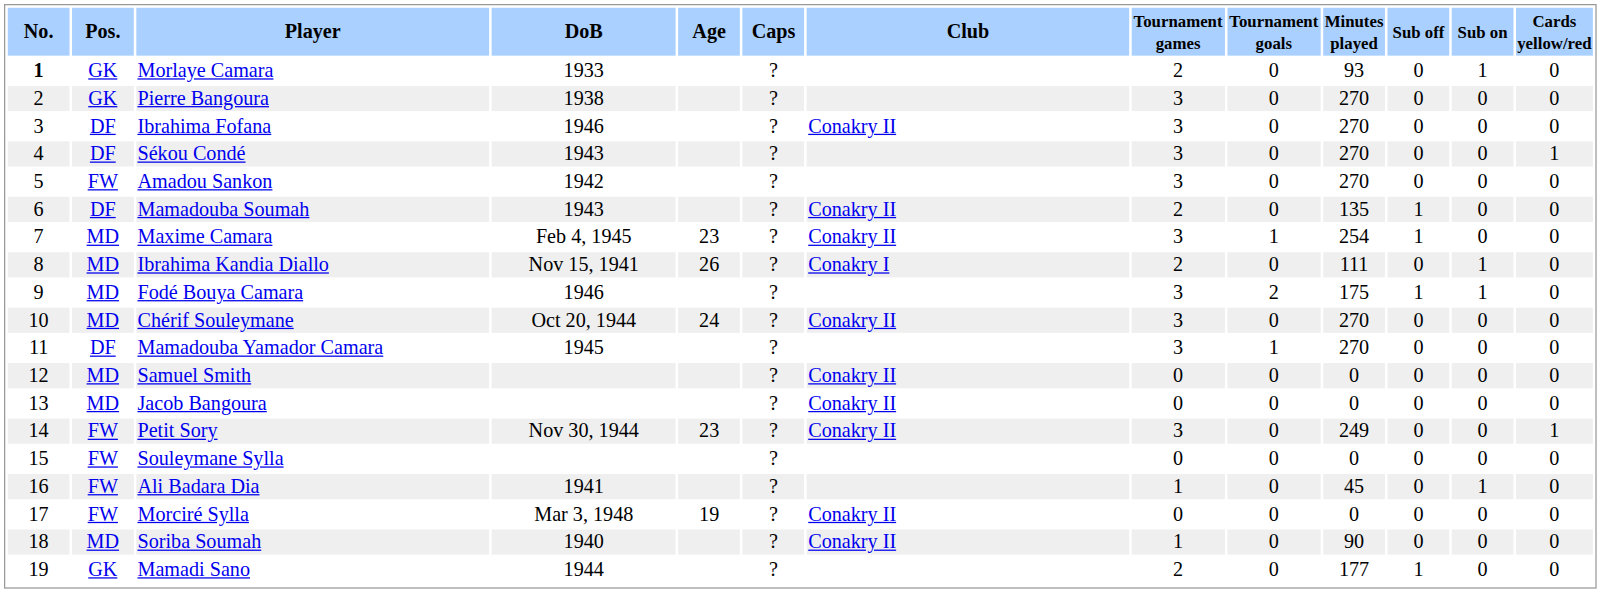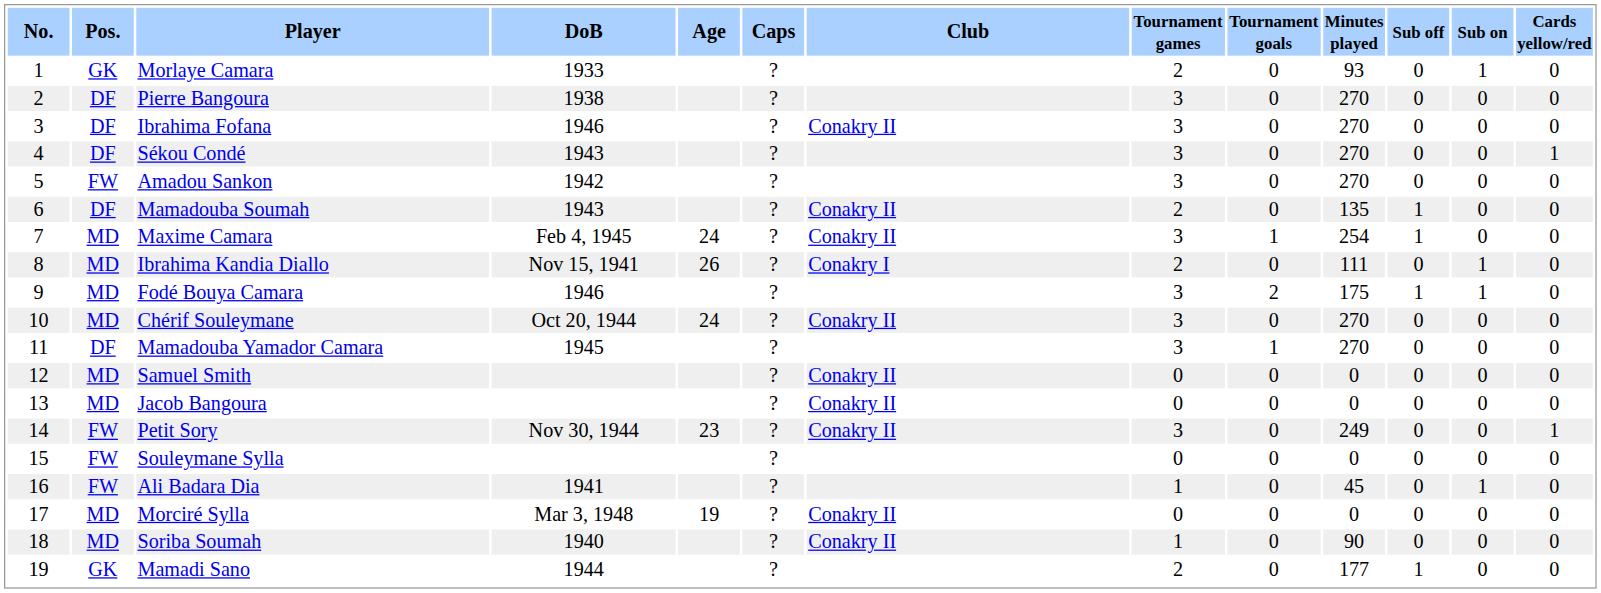(39, 70) bold -> (39, 70) normal
(103, 98) GK -> (103, 98) DF
(709, 236) 23 -> (709, 236) 24
(103, 514) FW -> (103, 514) MD
